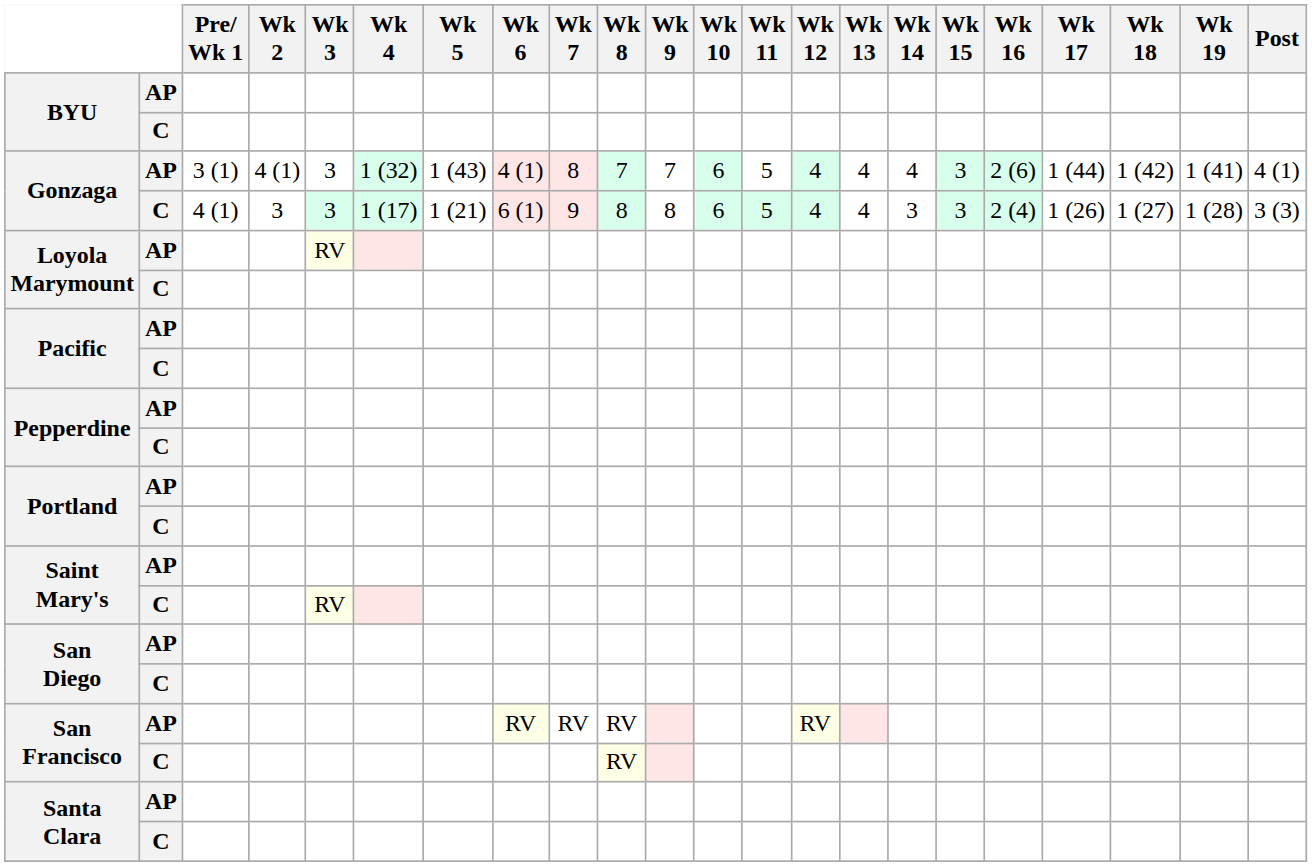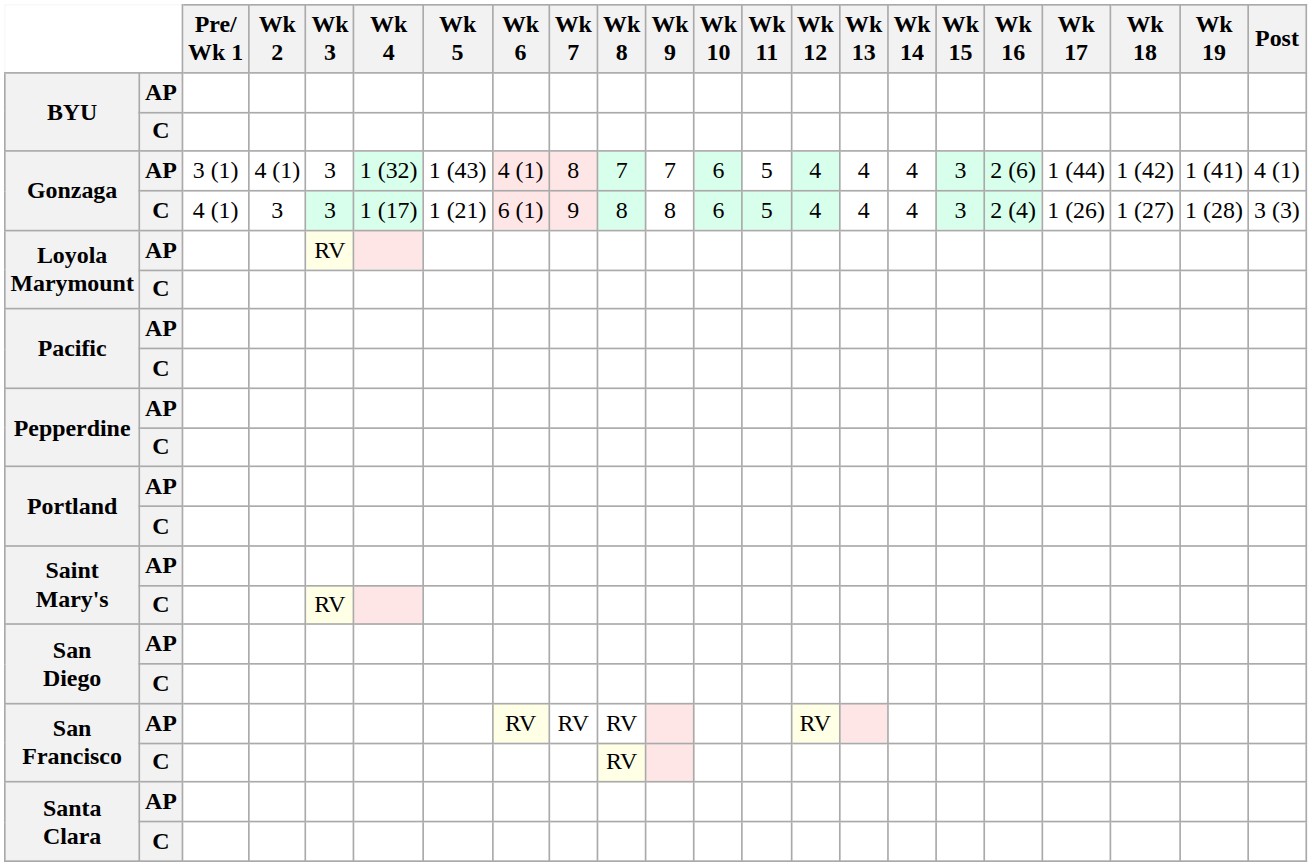(912, 210) 3 -> (912, 210) 4
